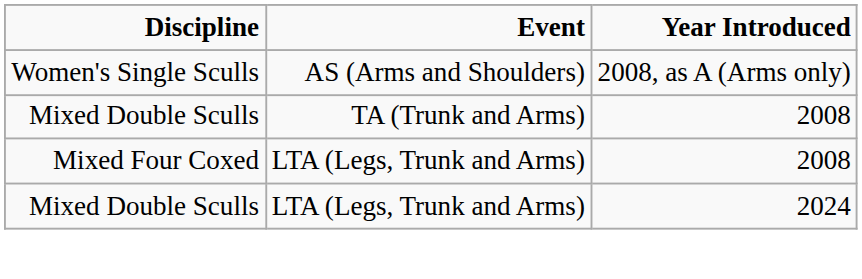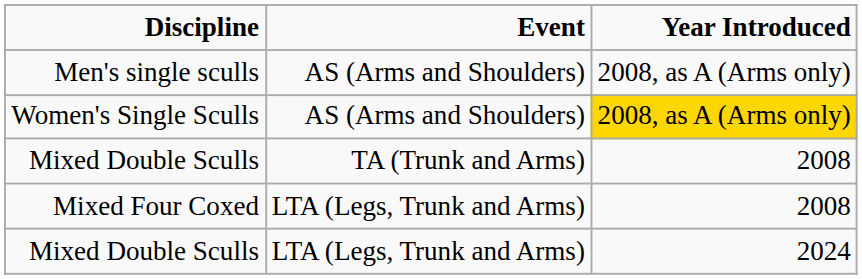+ row: (157, 71)
(724, 71) no background -> (724, 116) gold background
